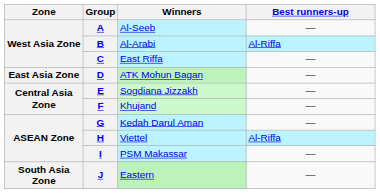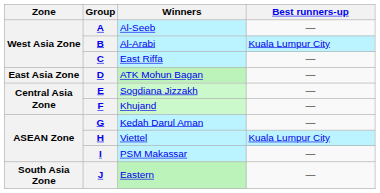(265, 43) Al-Riffa -> (289, 43) Kuala Lumpur City
(265, 138) Al-Riffa -> (289, 138) Kuala Lumpur City
